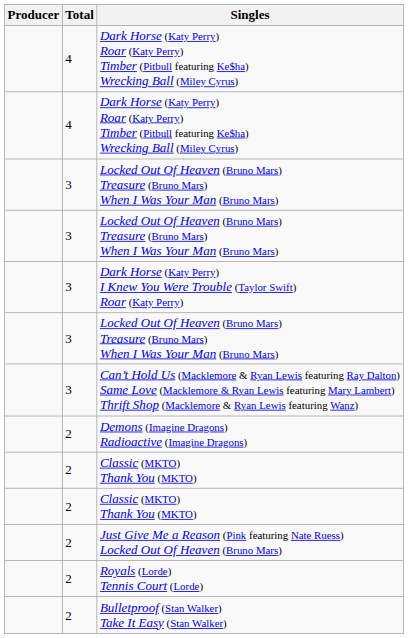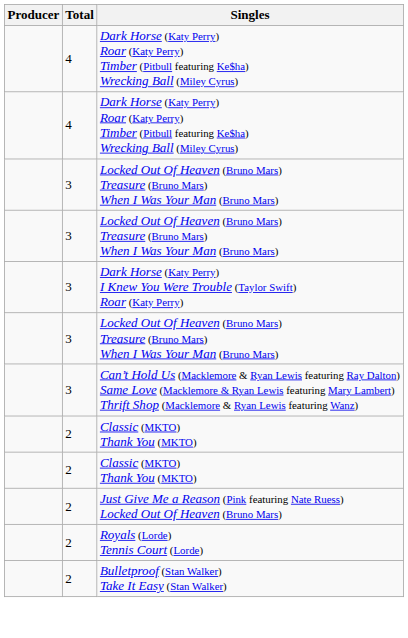- row: (69, 433)
